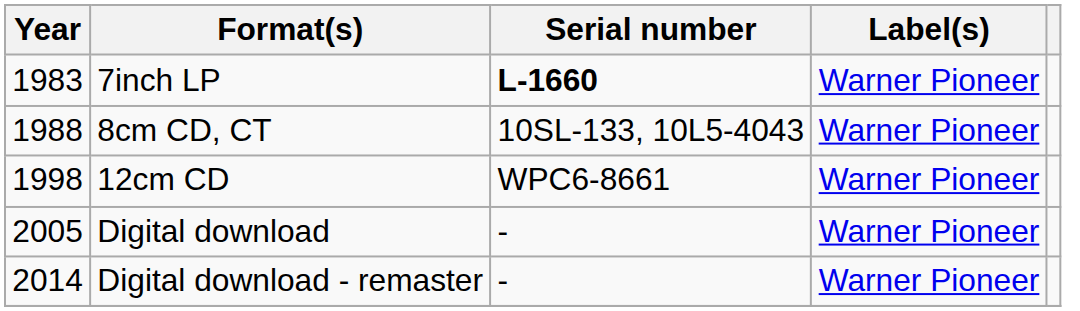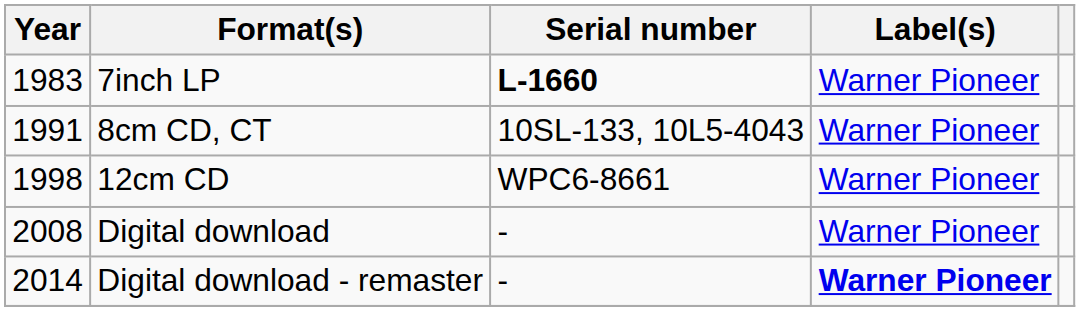(48, 130) 1988 -> (48, 130) 1991
(48, 230) 2005 -> (48, 230) 2008
(929, 280) normal -> (935, 280) bold
